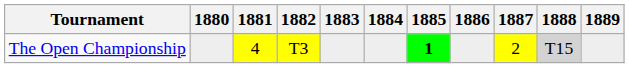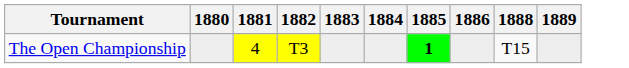- column: (516, 19)
(559, 48) lightgrey background -> (516, 48) no background
